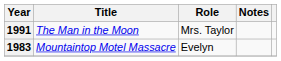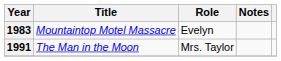rows swapped: (19, 47) <-> (19, 30)
